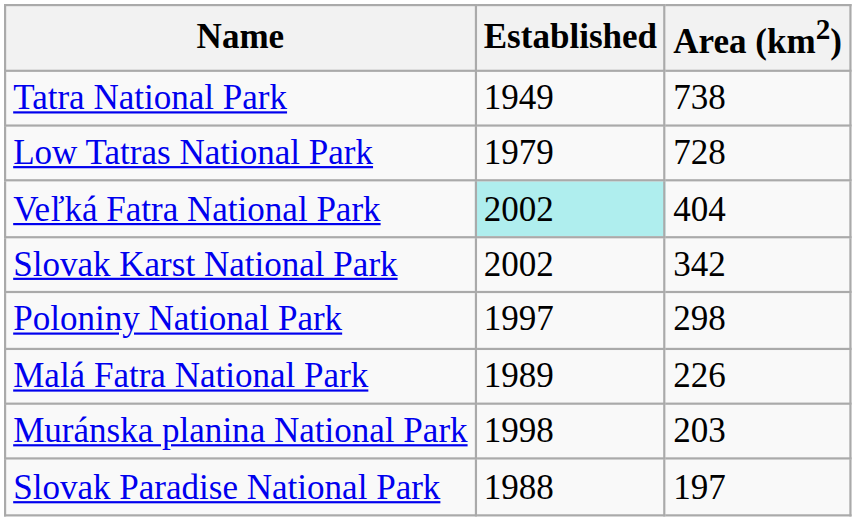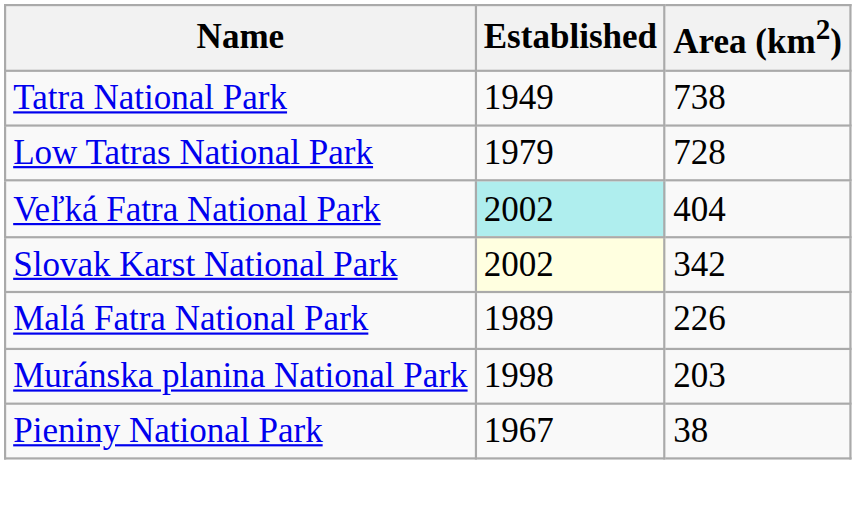(519, 264) no background -> (519, 264) lightyellow background
- row: (178, 319)
- row: (227, 486)
+ row: (168, 430)
